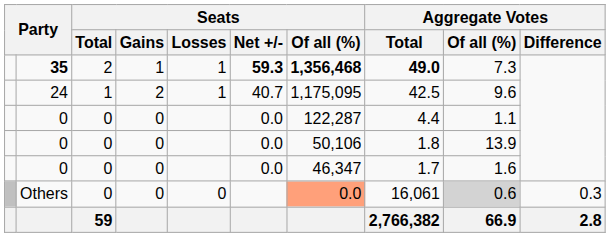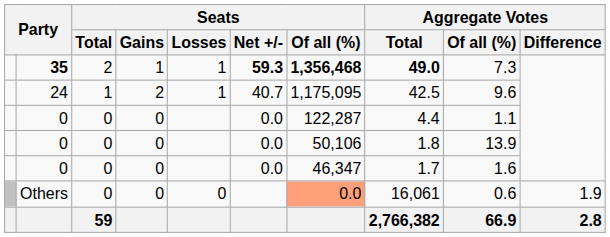(505, 194) lightgrey background -> (505, 194) no background
(591, 194) 0.3 -> (591, 194) 1.9
